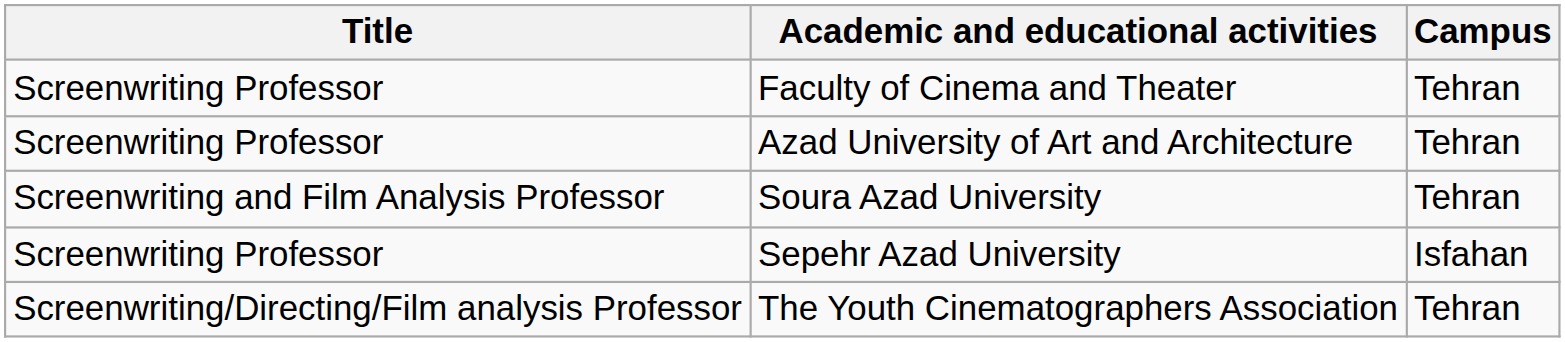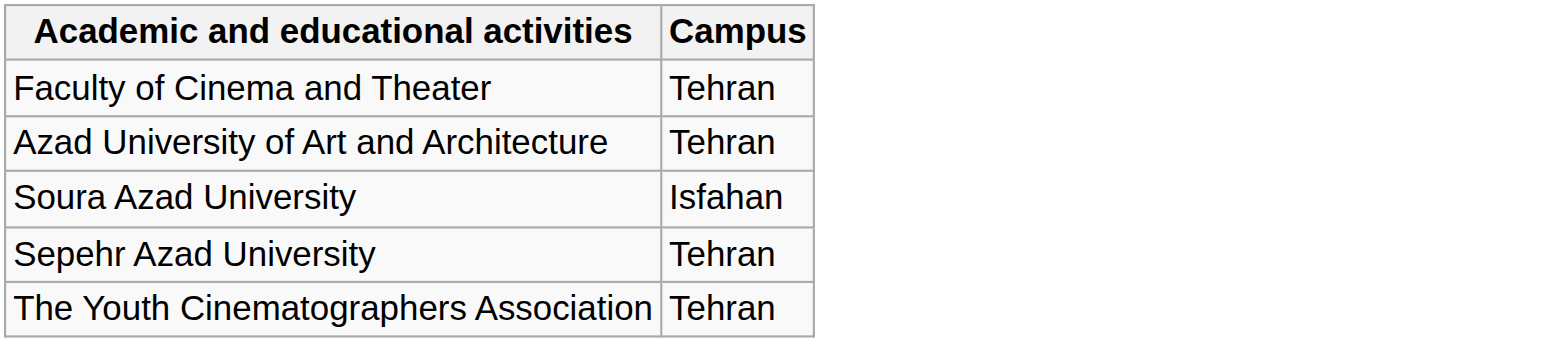- column: (378, 32)
(1467, 198) Tehran -> (726, 198) Isfahan
(1471, 253) Isfahan -> (722, 253) Tehran
